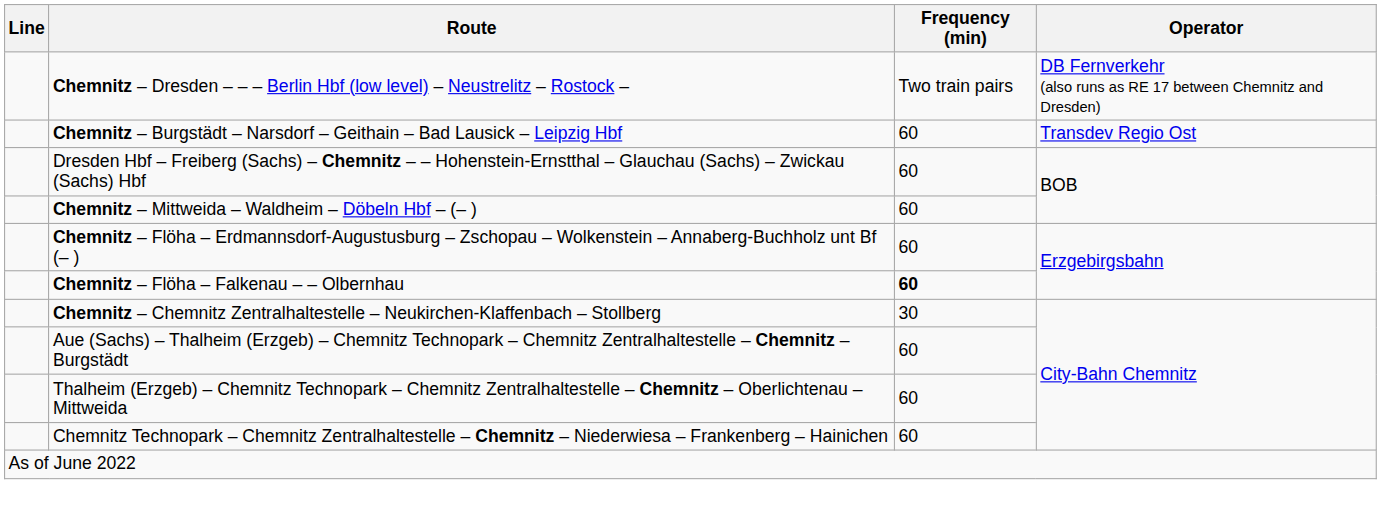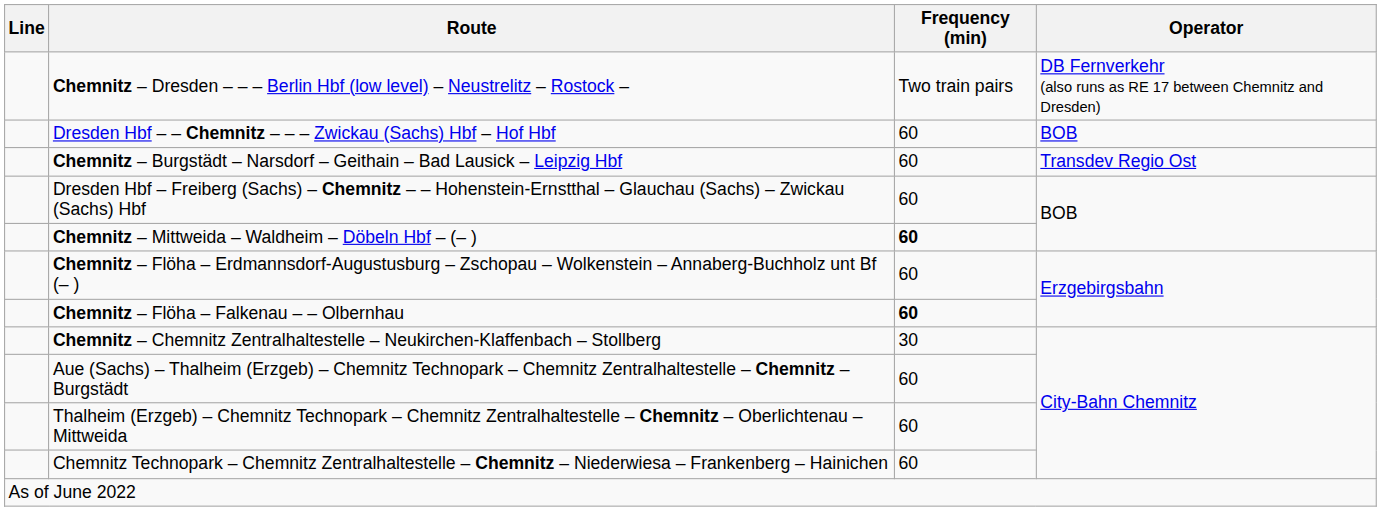+ row: (304, 133)
(908, 209) normal -> (908, 237) bold
